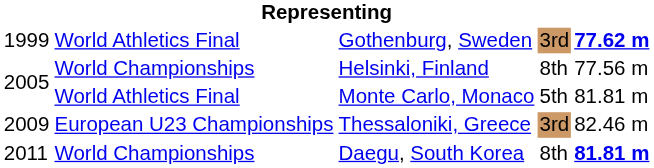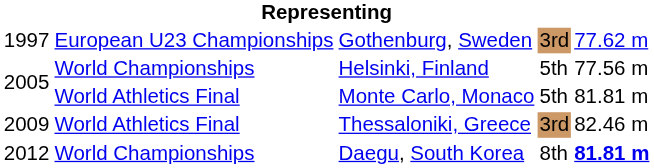(27, 40) 1999 -> (27, 40) 1997
(147, 40) World Athletics Final -> (194, 40) European U23 Championships
(612, 40) bold -> (611, 40) normal
(554, 68) 8th -> (554, 68) 5th
(194, 124) European U23 Championships -> (147, 124) World Athletics Final
(26, 153) 2011 -> (27, 153) 2012
